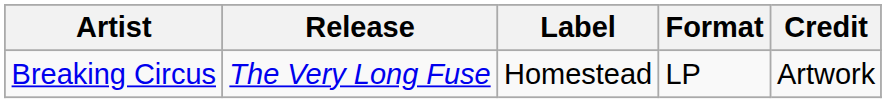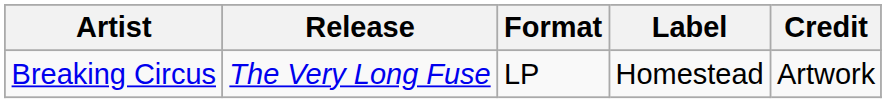columns swapped: (715, 27) <-> (578, 27)
